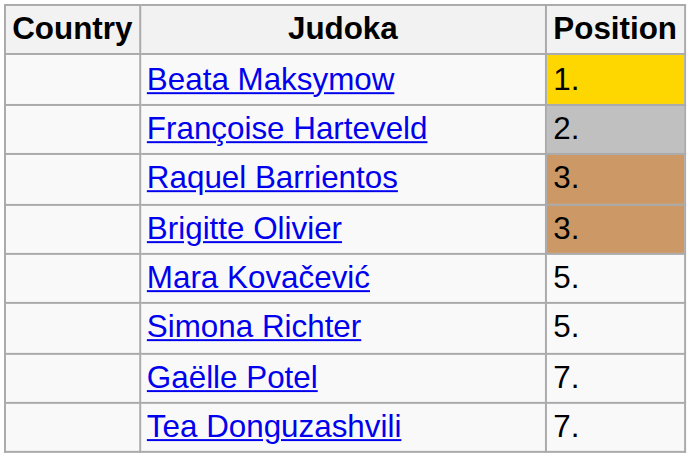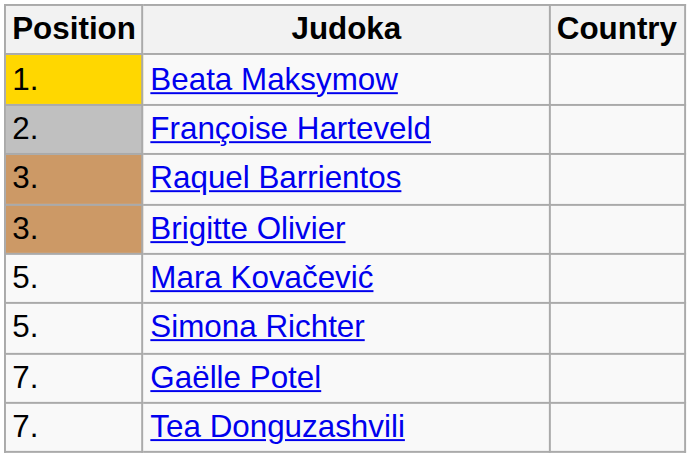columns swapped: (615, 29) <-> (72, 29)
